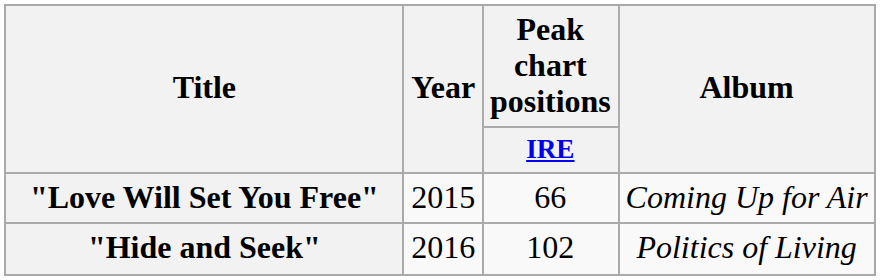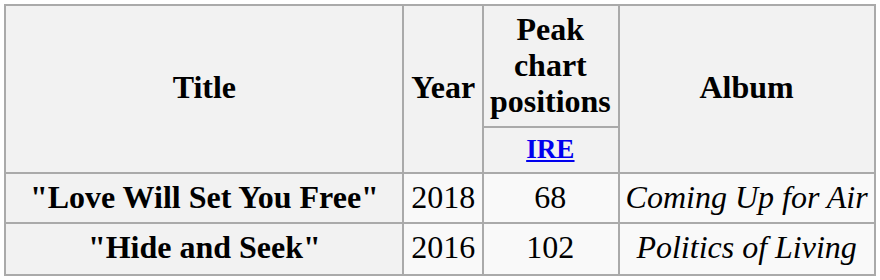(443, 197) 2015 -> (443, 197) 2018
(550, 197) 66 -> (550, 197) 68
